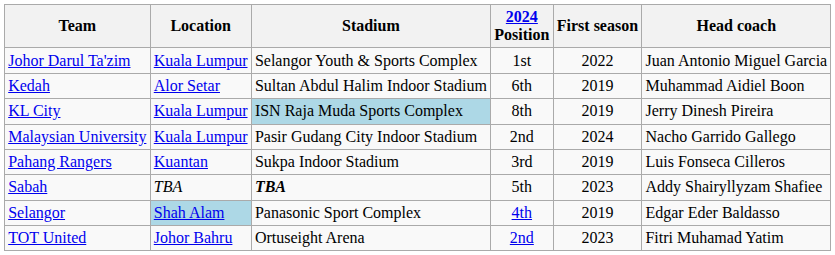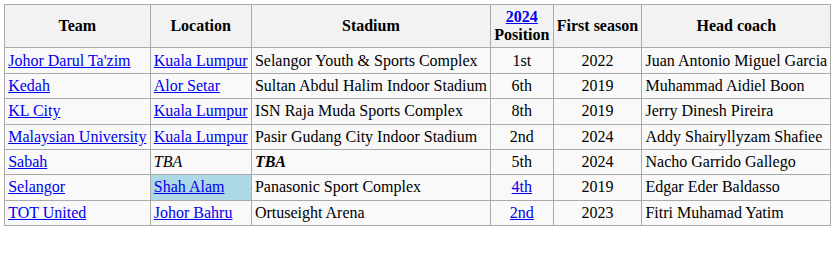(359, 111) lightblue background -> (359, 111) no background
(721, 136) Nacho Garrido Gallego -> (734, 136) Addy Shairyllyzam Shafiee
- row: (60, 162)
(597, 187) 2023 -> (597, 162) 2024
(734, 187) Addy Shairyllyzam Shafiee -> (721, 162) Nacho Garrido Gallego
